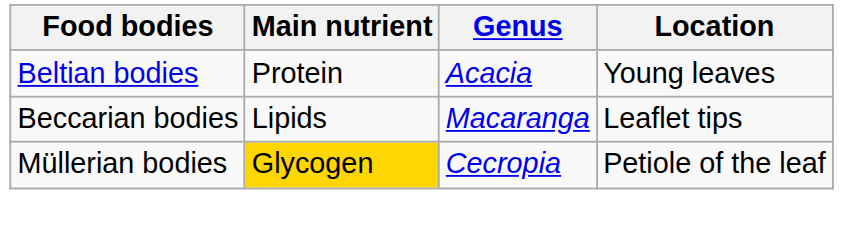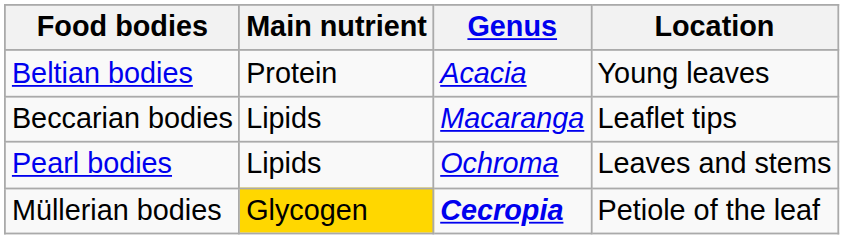+ row: (92, 164)
(503, 164) normal -> (502, 210) bold
